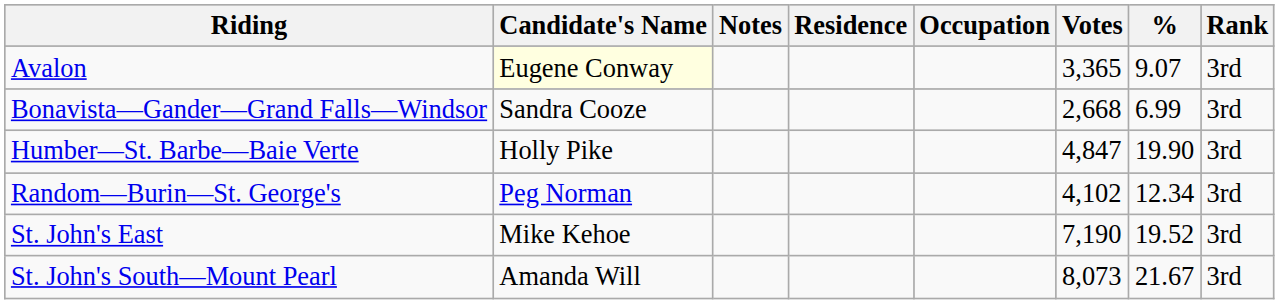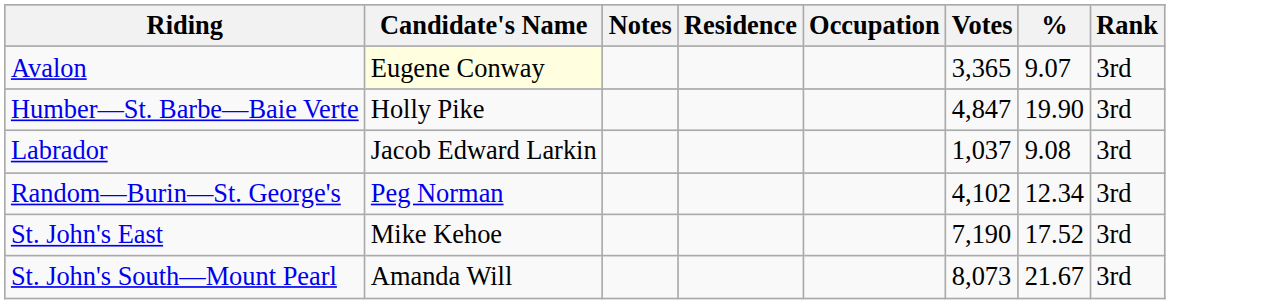- row: (249, 109)
+ row: (59, 151)
(1165, 234) 19.52 -> (1054, 234) 17.52
